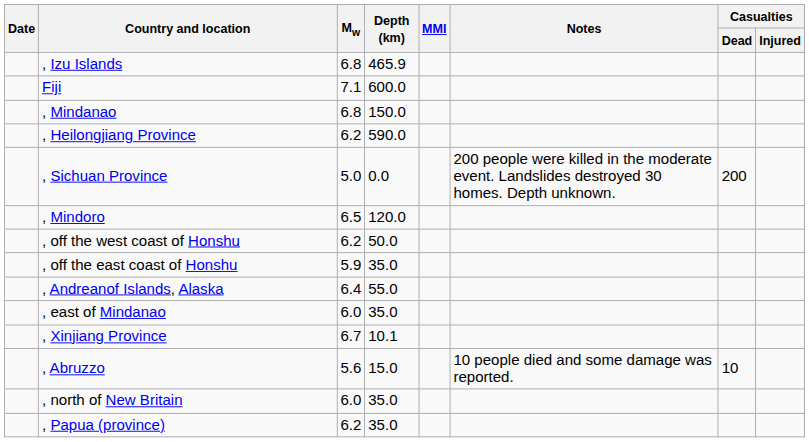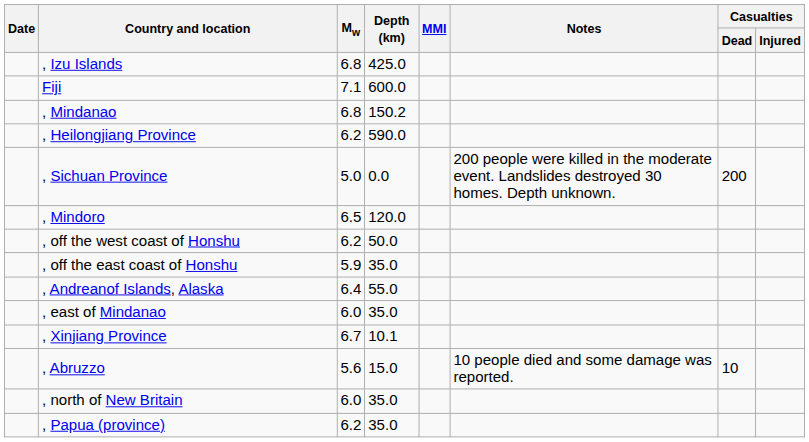(387, 64) 465.9 -> (387, 64) 425.0
(387, 111) 150.0 -> (387, 111) 150.2
